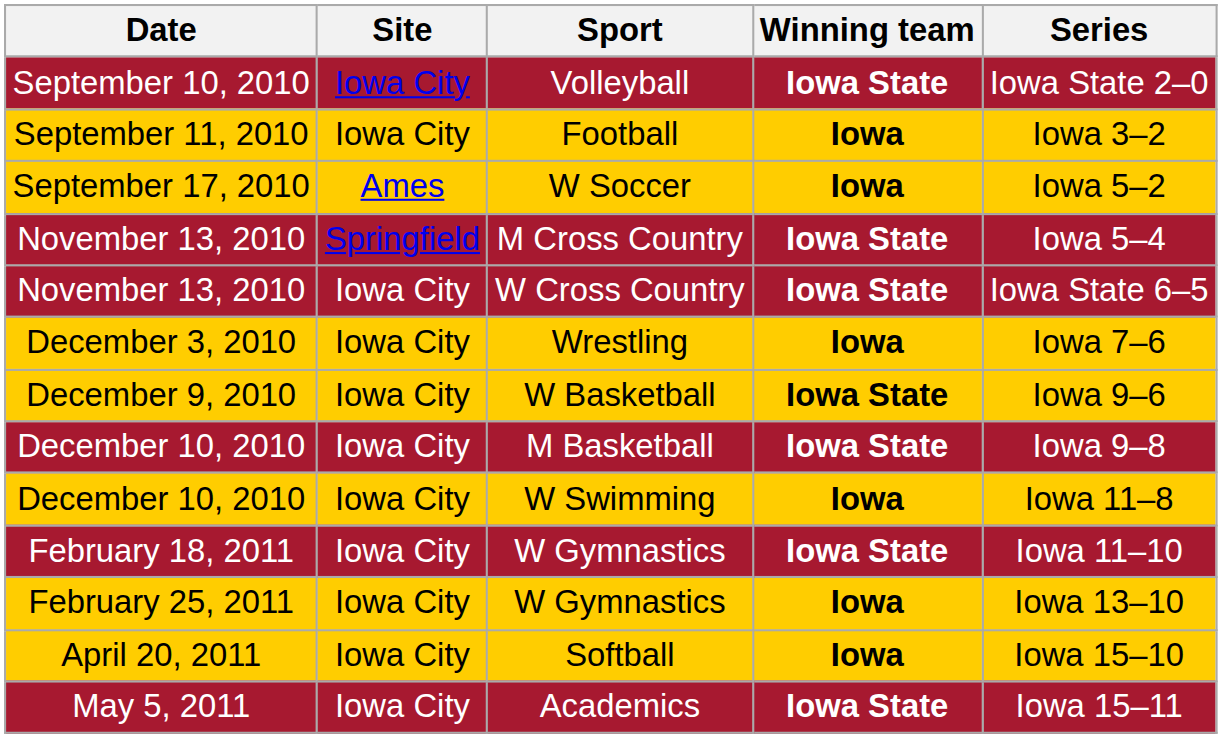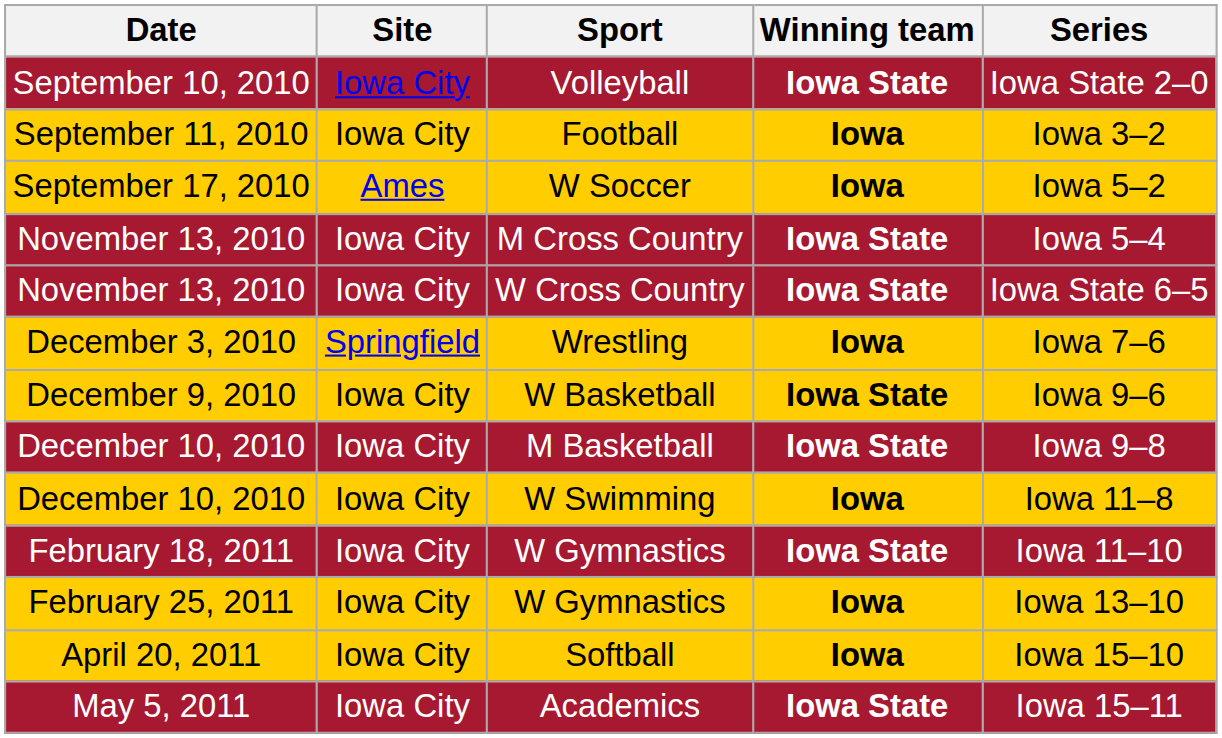(402, 238) Springfield -> (402, 238) Iowa City
(402, 342) Iowa City -> (402, 342) Springfield
